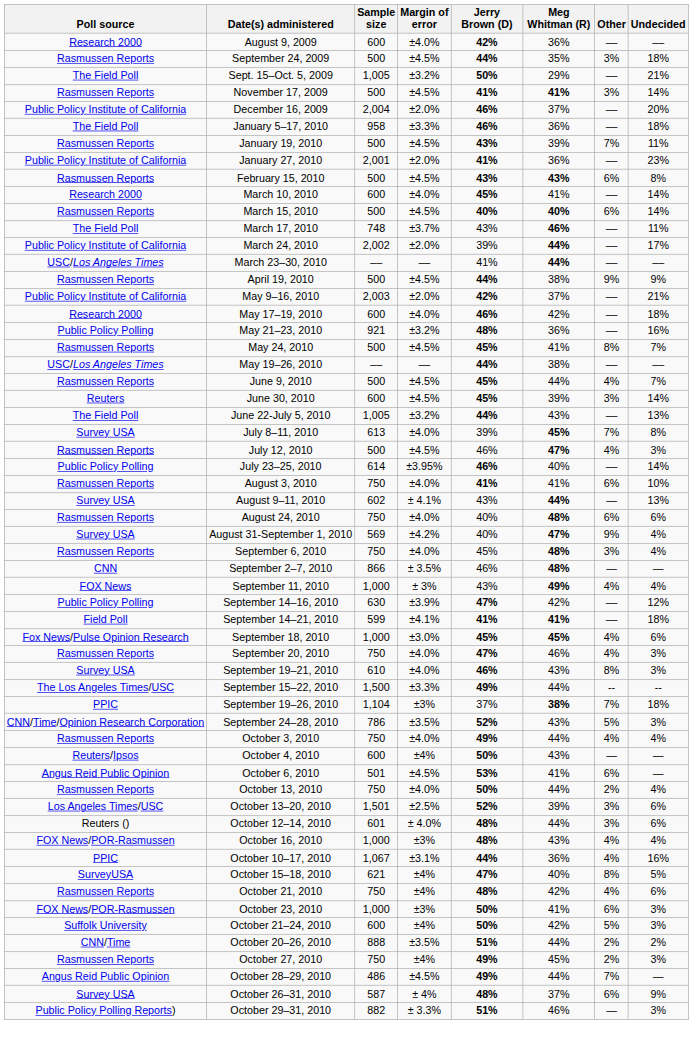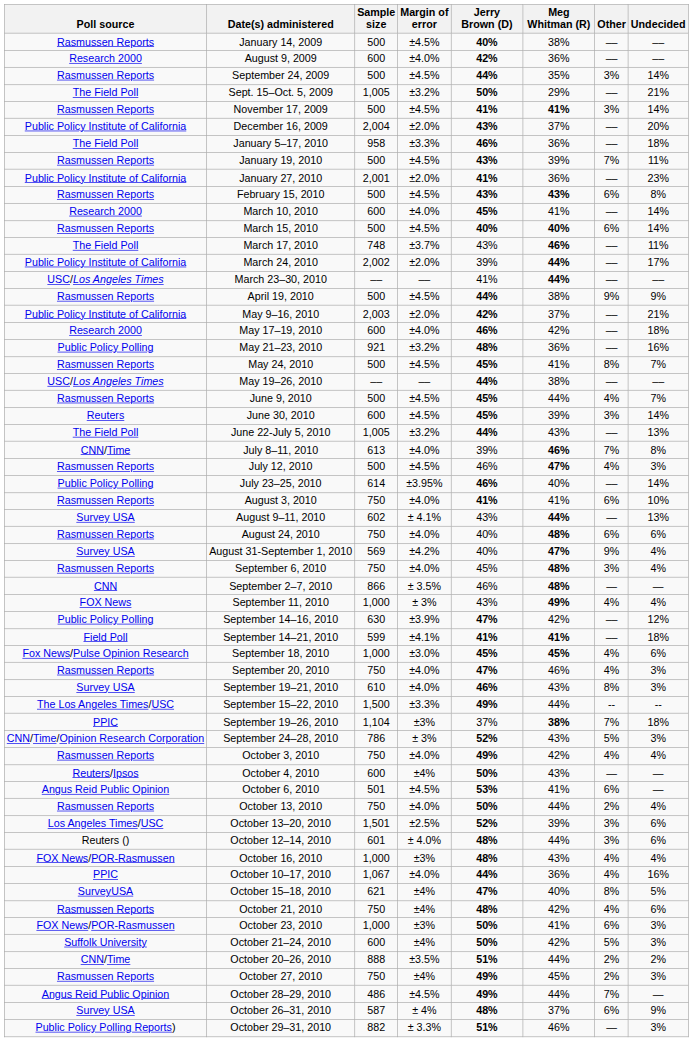+ row: (281, 42)
(658, 59) 18% -> (658, 76) 14%
(487, 110) 46% -> (487, 127) 43%
(106, 433) Survey USA -> (106, 450) CNN/Time
(559, 433) 45% -> (559, 450) 46%
(424, 722) ±3.5% -> (424, 739) ± 3%
(559, 739) 44% -> (559, 756) 42%
(424, 858) ±3.1% -> (424, 875) ±4.0%
